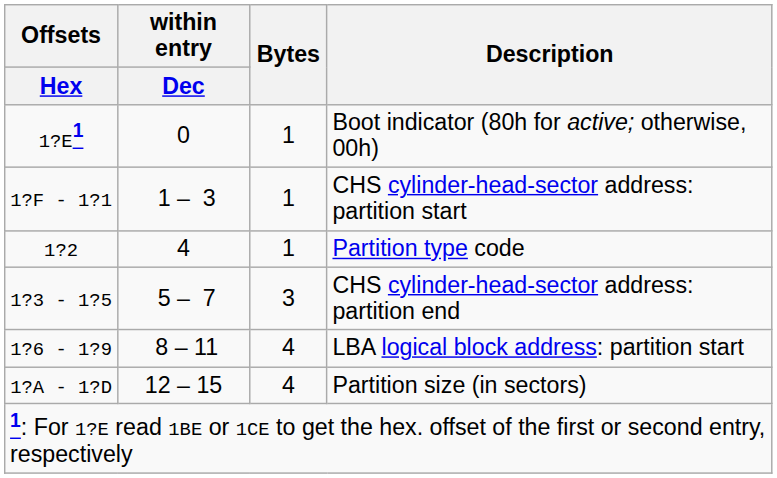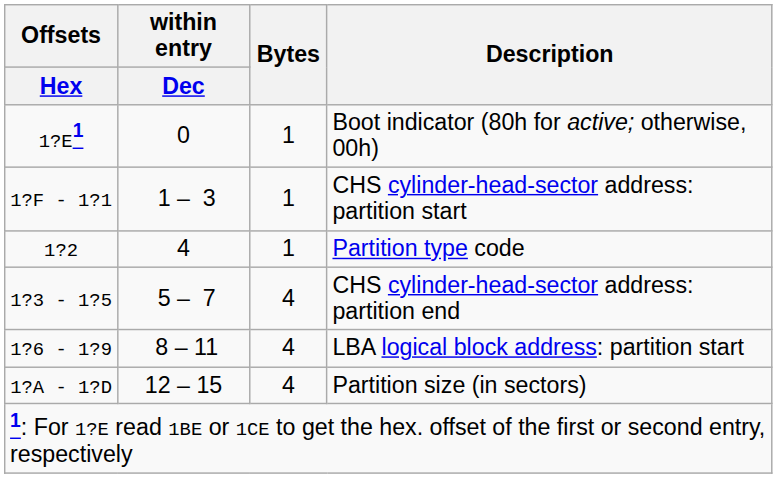(288, 298) 3 -> (288, 298) 4
